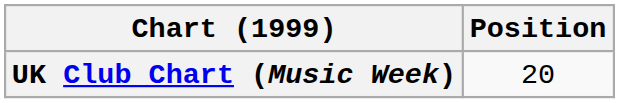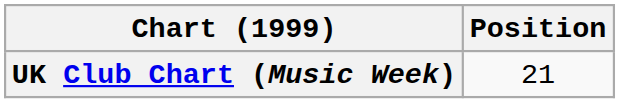(538, 75) 20 -> (538, 75) 21
